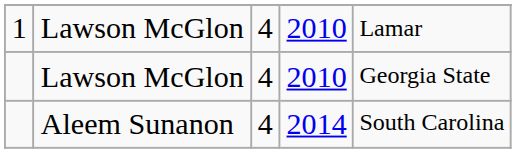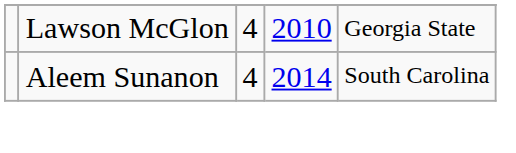- row: (19, 28)
